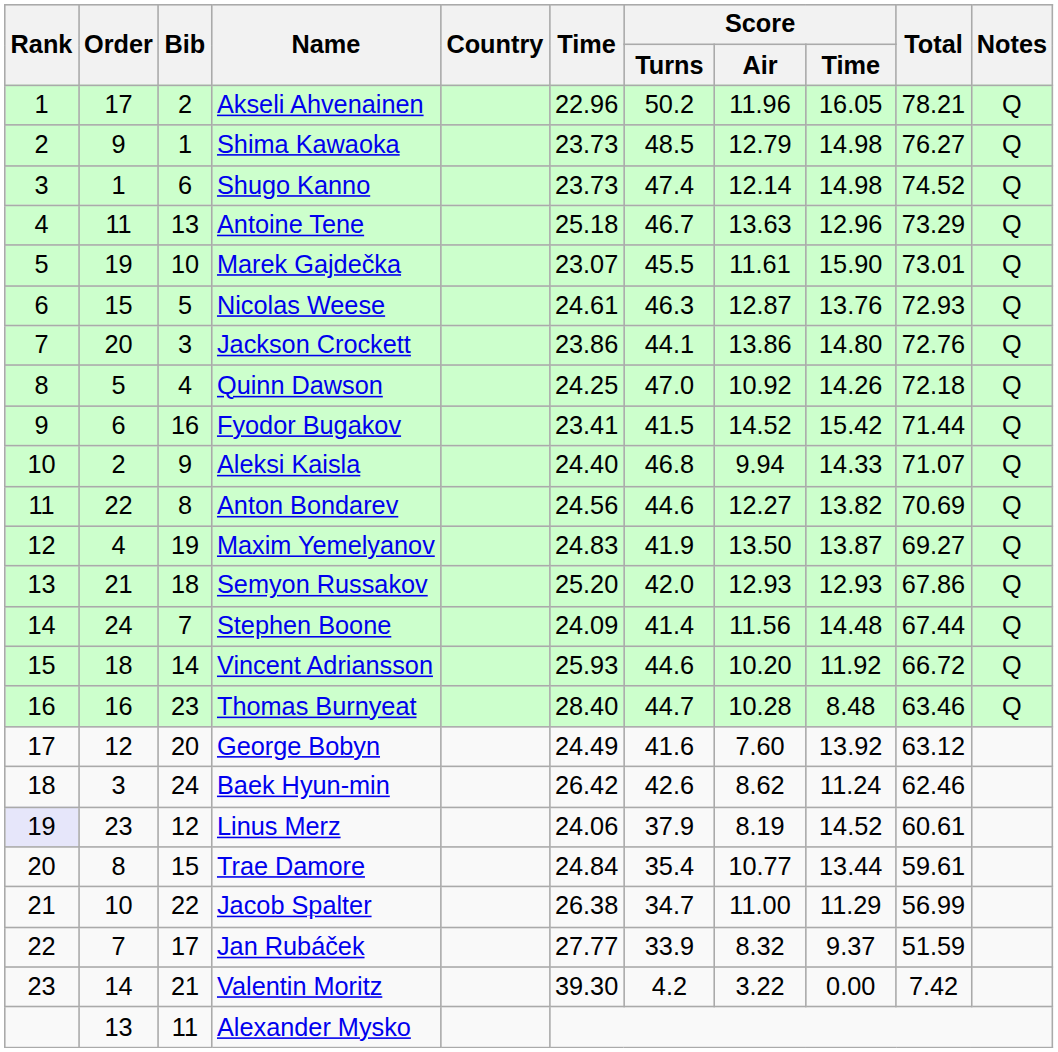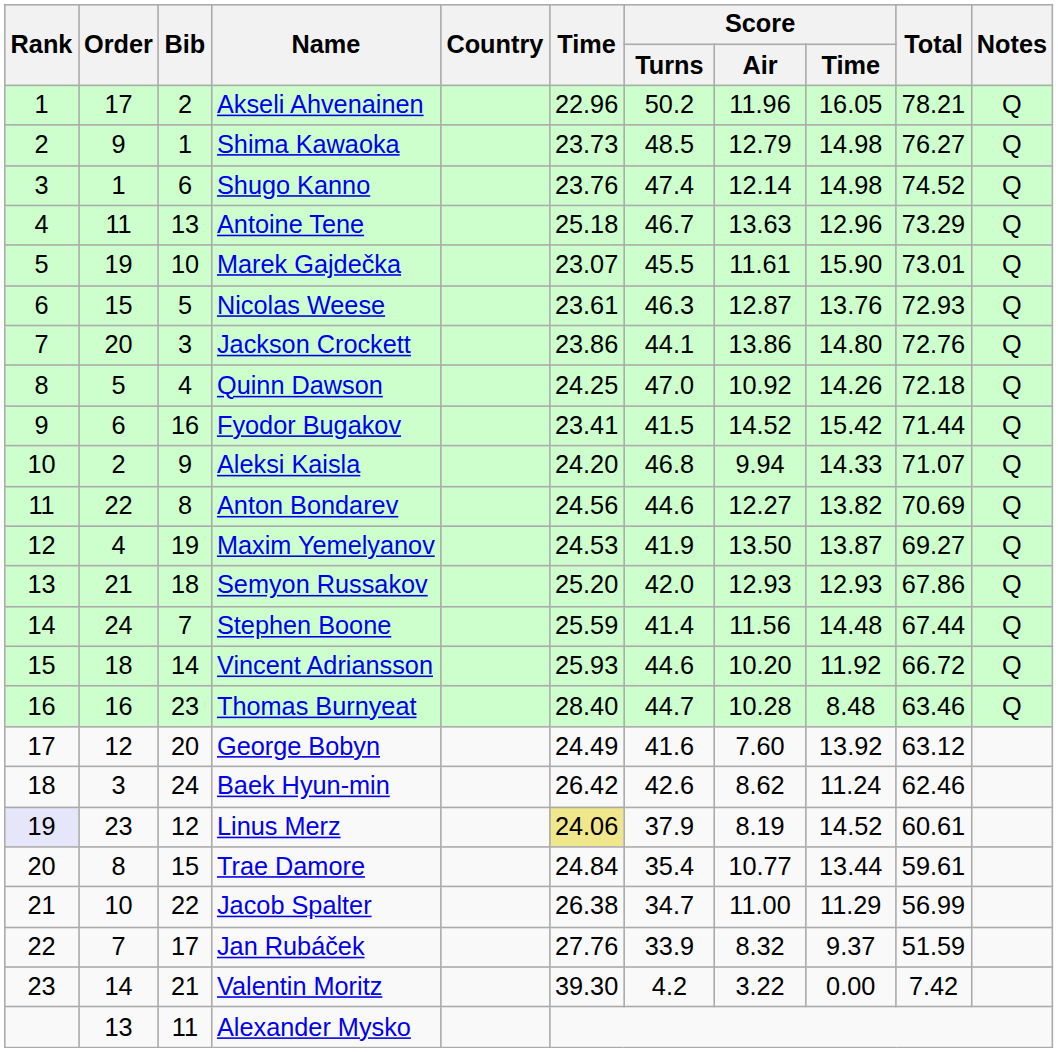(587, 184) 23.73 -> (587, 184) 23.76
(587, 305) 24.61 -> (587, 305) 23.61
(587, 465) 24.40 -> (587, 465) 24.20
(587, 545) 24.83 -> (587, 545) 24.53
(587, 625) 24.09 -> (587, 625) 25.59
(587, 826) no background -> (587, 826) khaki background
(587, 946) 27.77 -> (587, 946) 27.76
